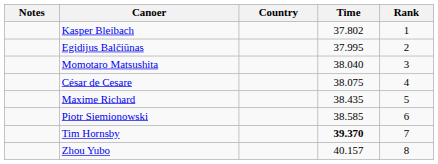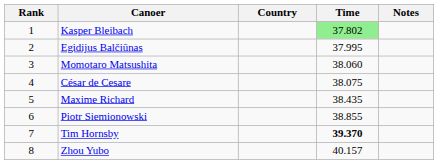columns swapped: (406, 13) <-> (32, 13)
(349, 30) no background -> (347, 30) lightgreen background
(349, 64) 38.040 -> (347, 64) 38.060
(349, 116) 38.585 -> (347, 116) 38.855
